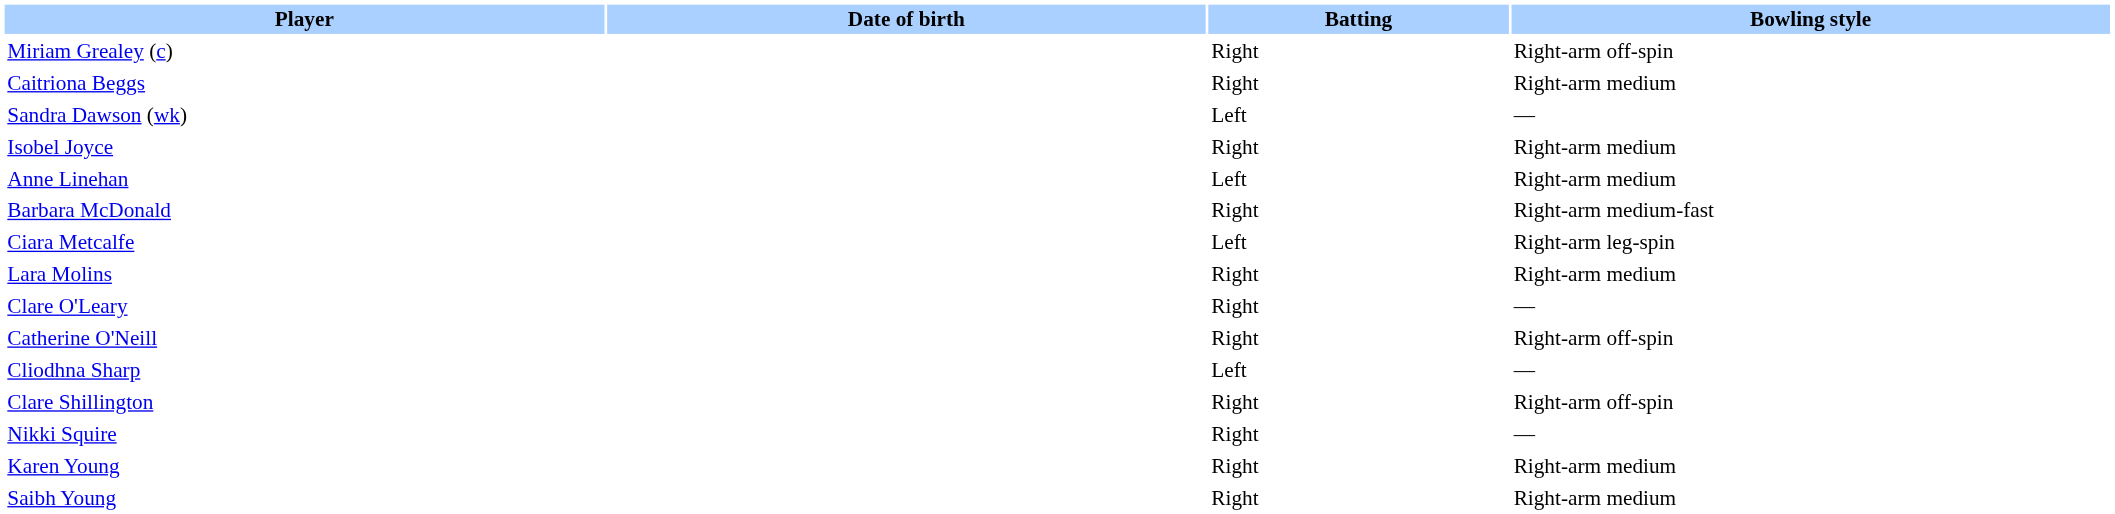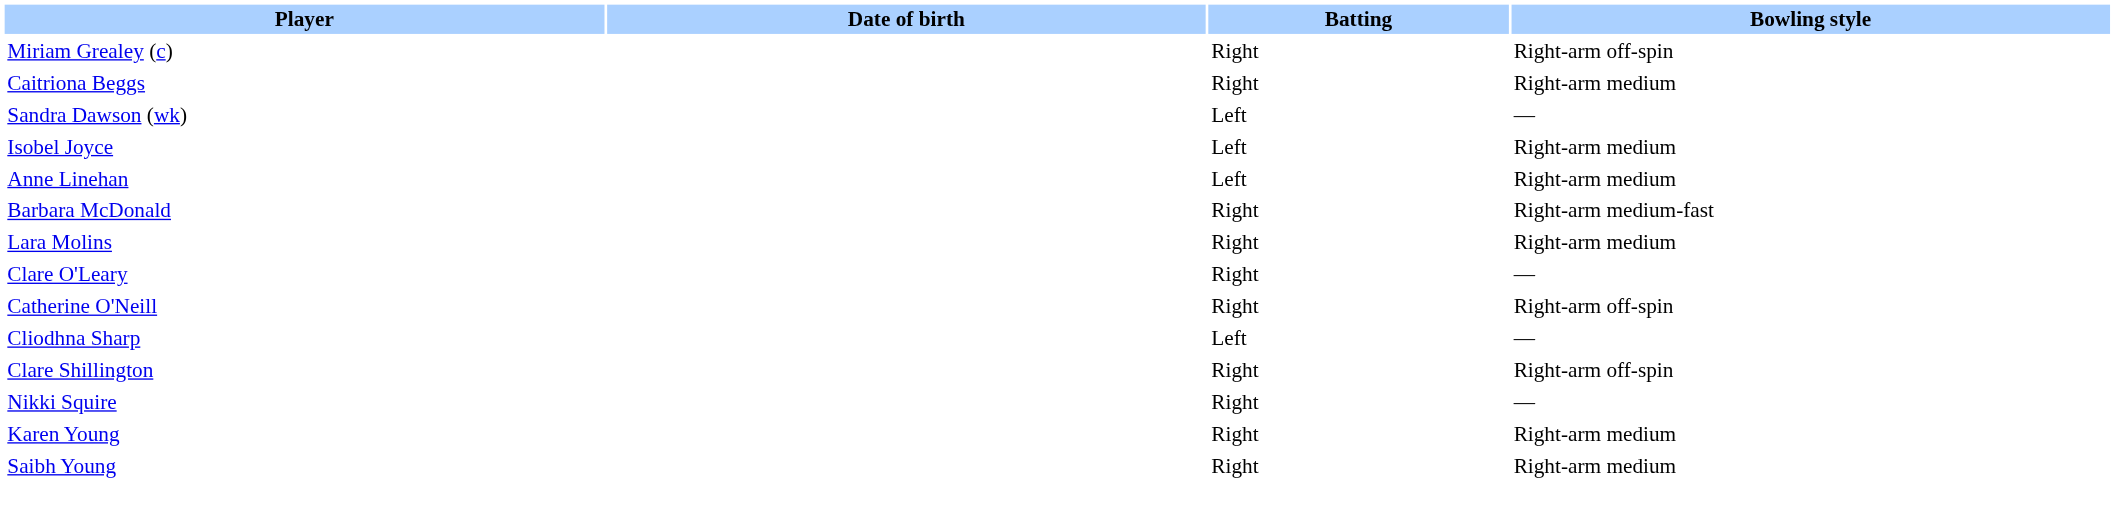(1235, 146) Right -> (1229, 146) Left
- row: (71, 242)
